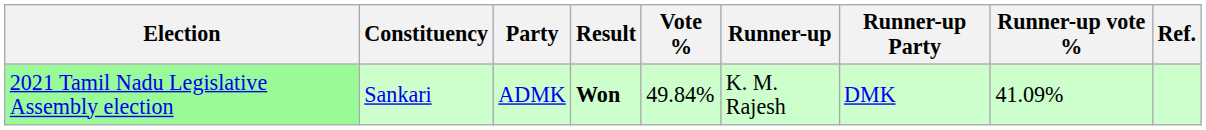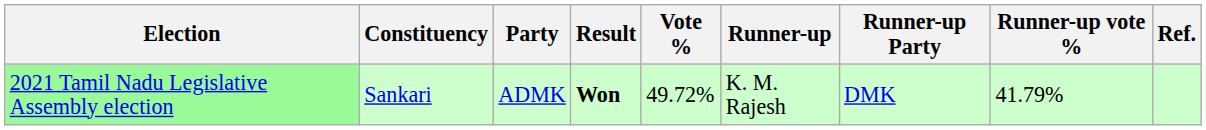(680, 94) 49.84% -> (680, 94) 49.72%
(1029, 94) 41.09% -> (1029, 94) 41.79%
